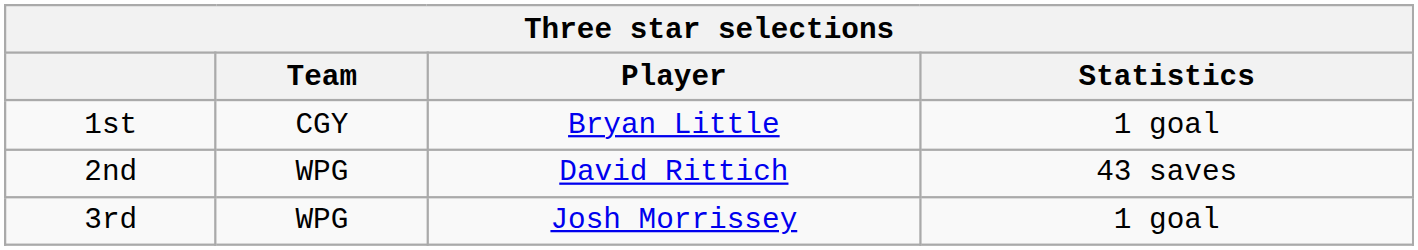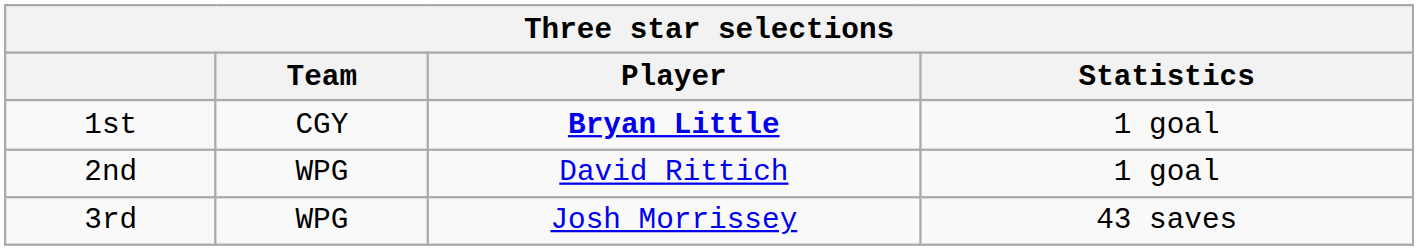(674, 125) normal -> (674, 125) bold
(1167, 173) 43 saves -> (1167, 173) 1 goal
(1167, 221) 1 goal -> (1167, 221) 43 saves
